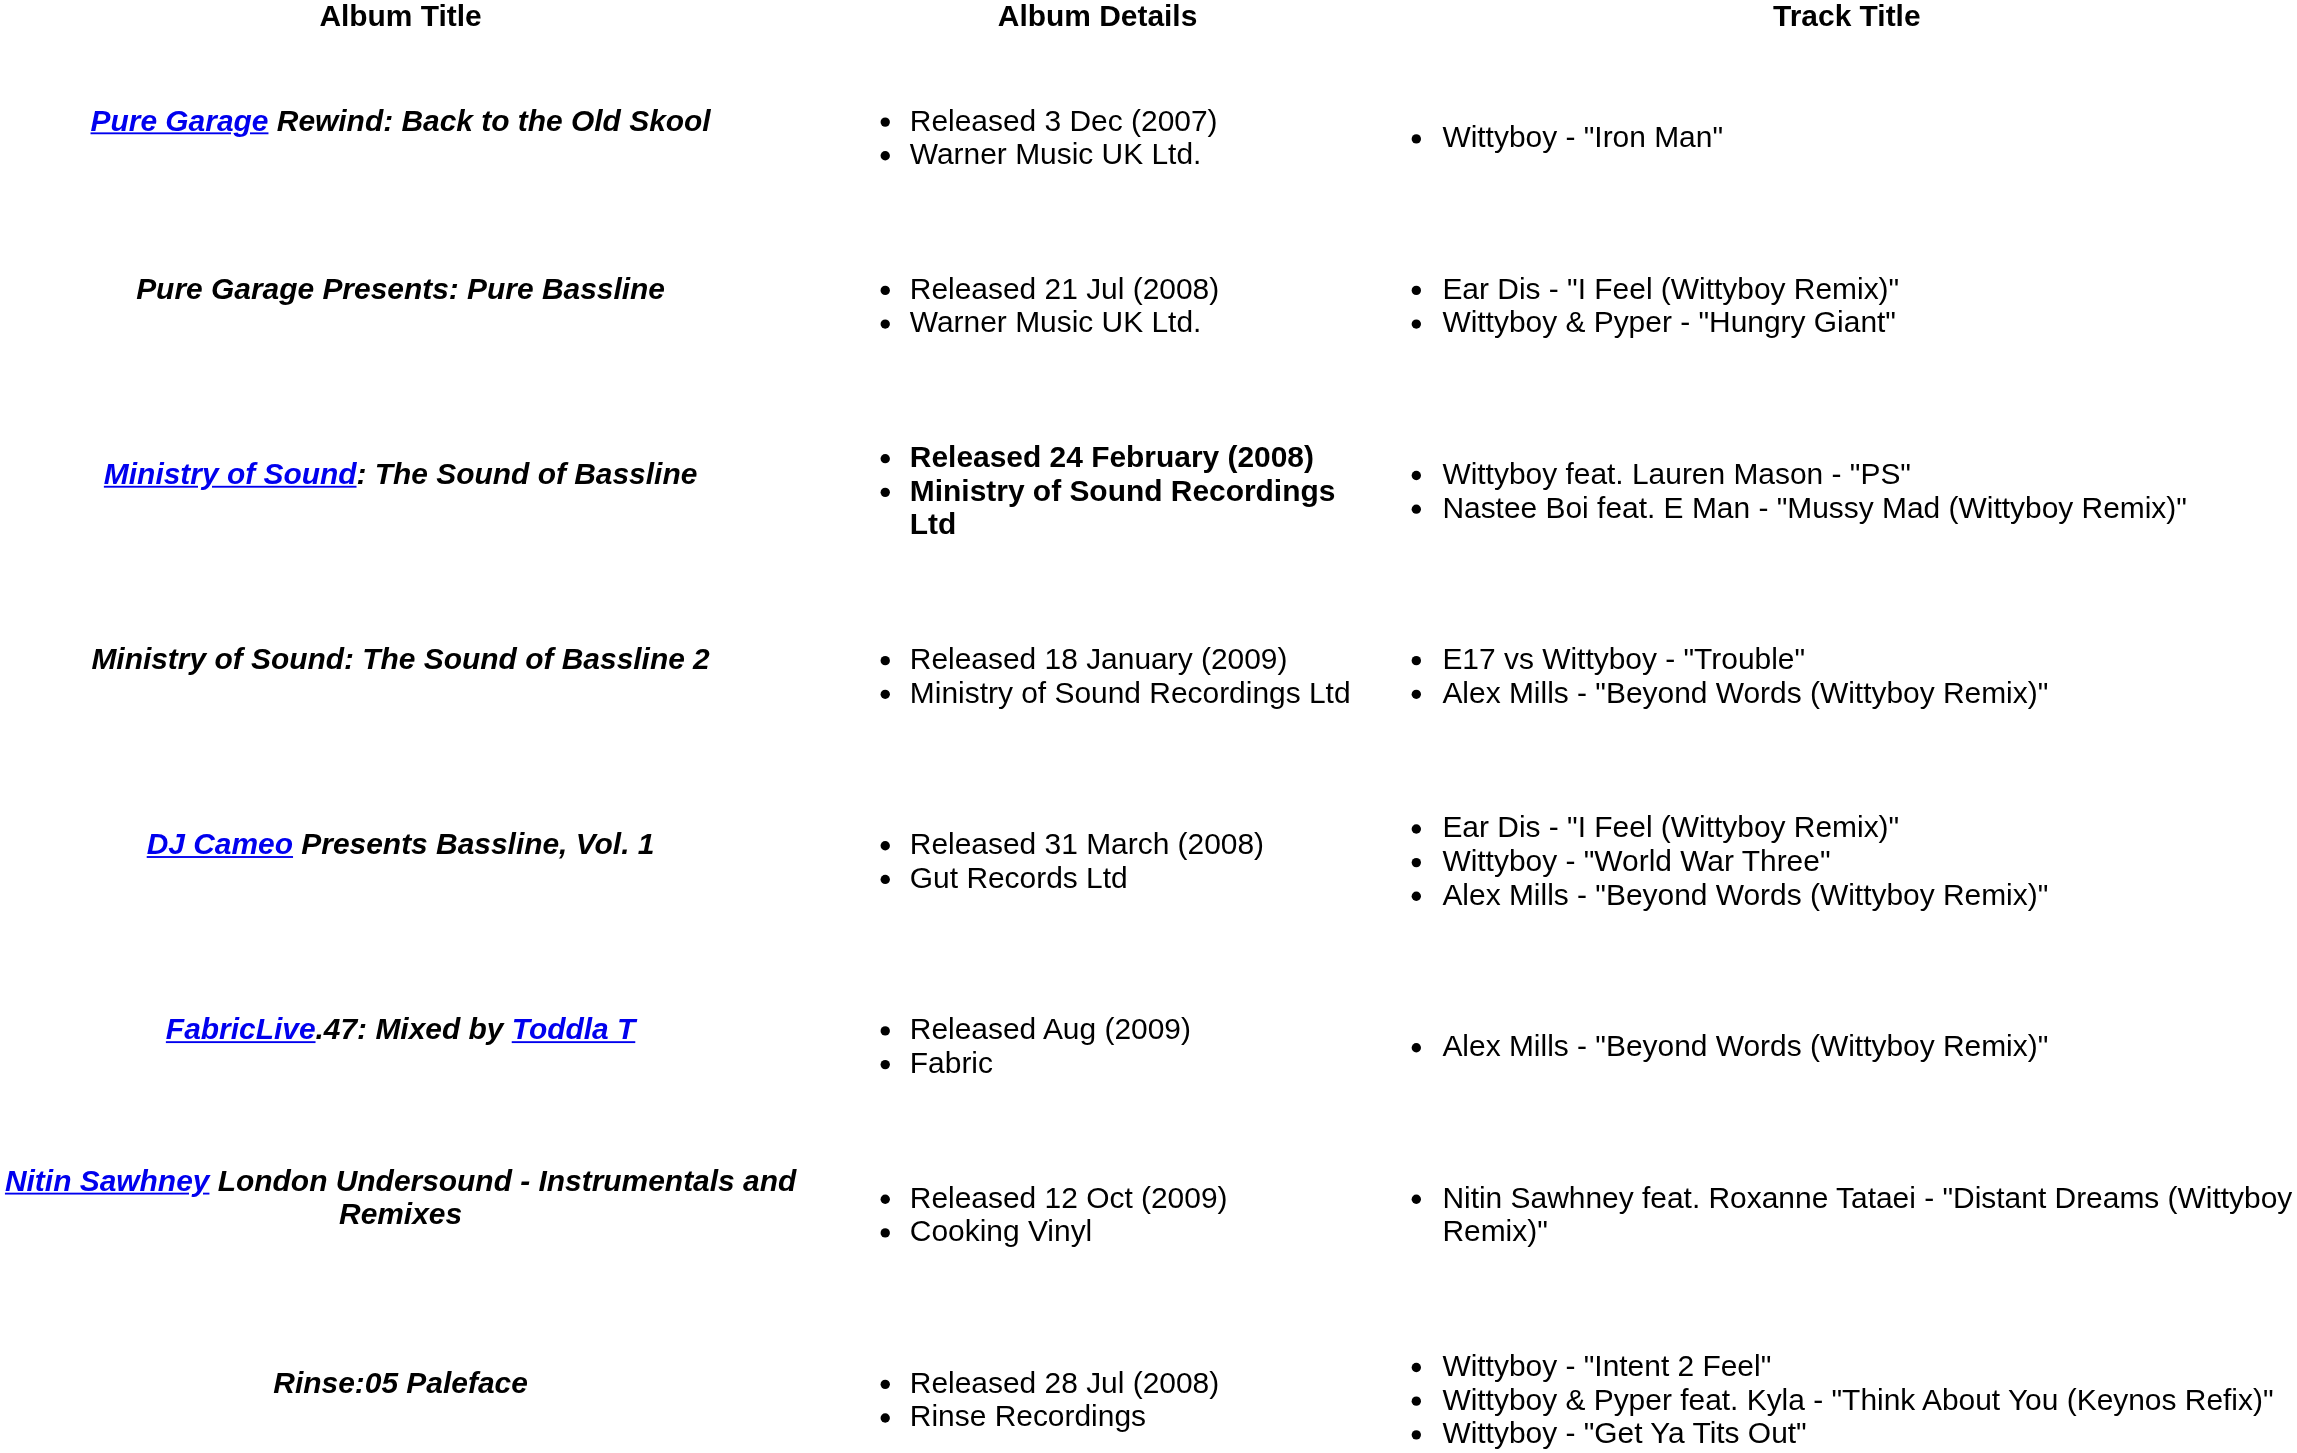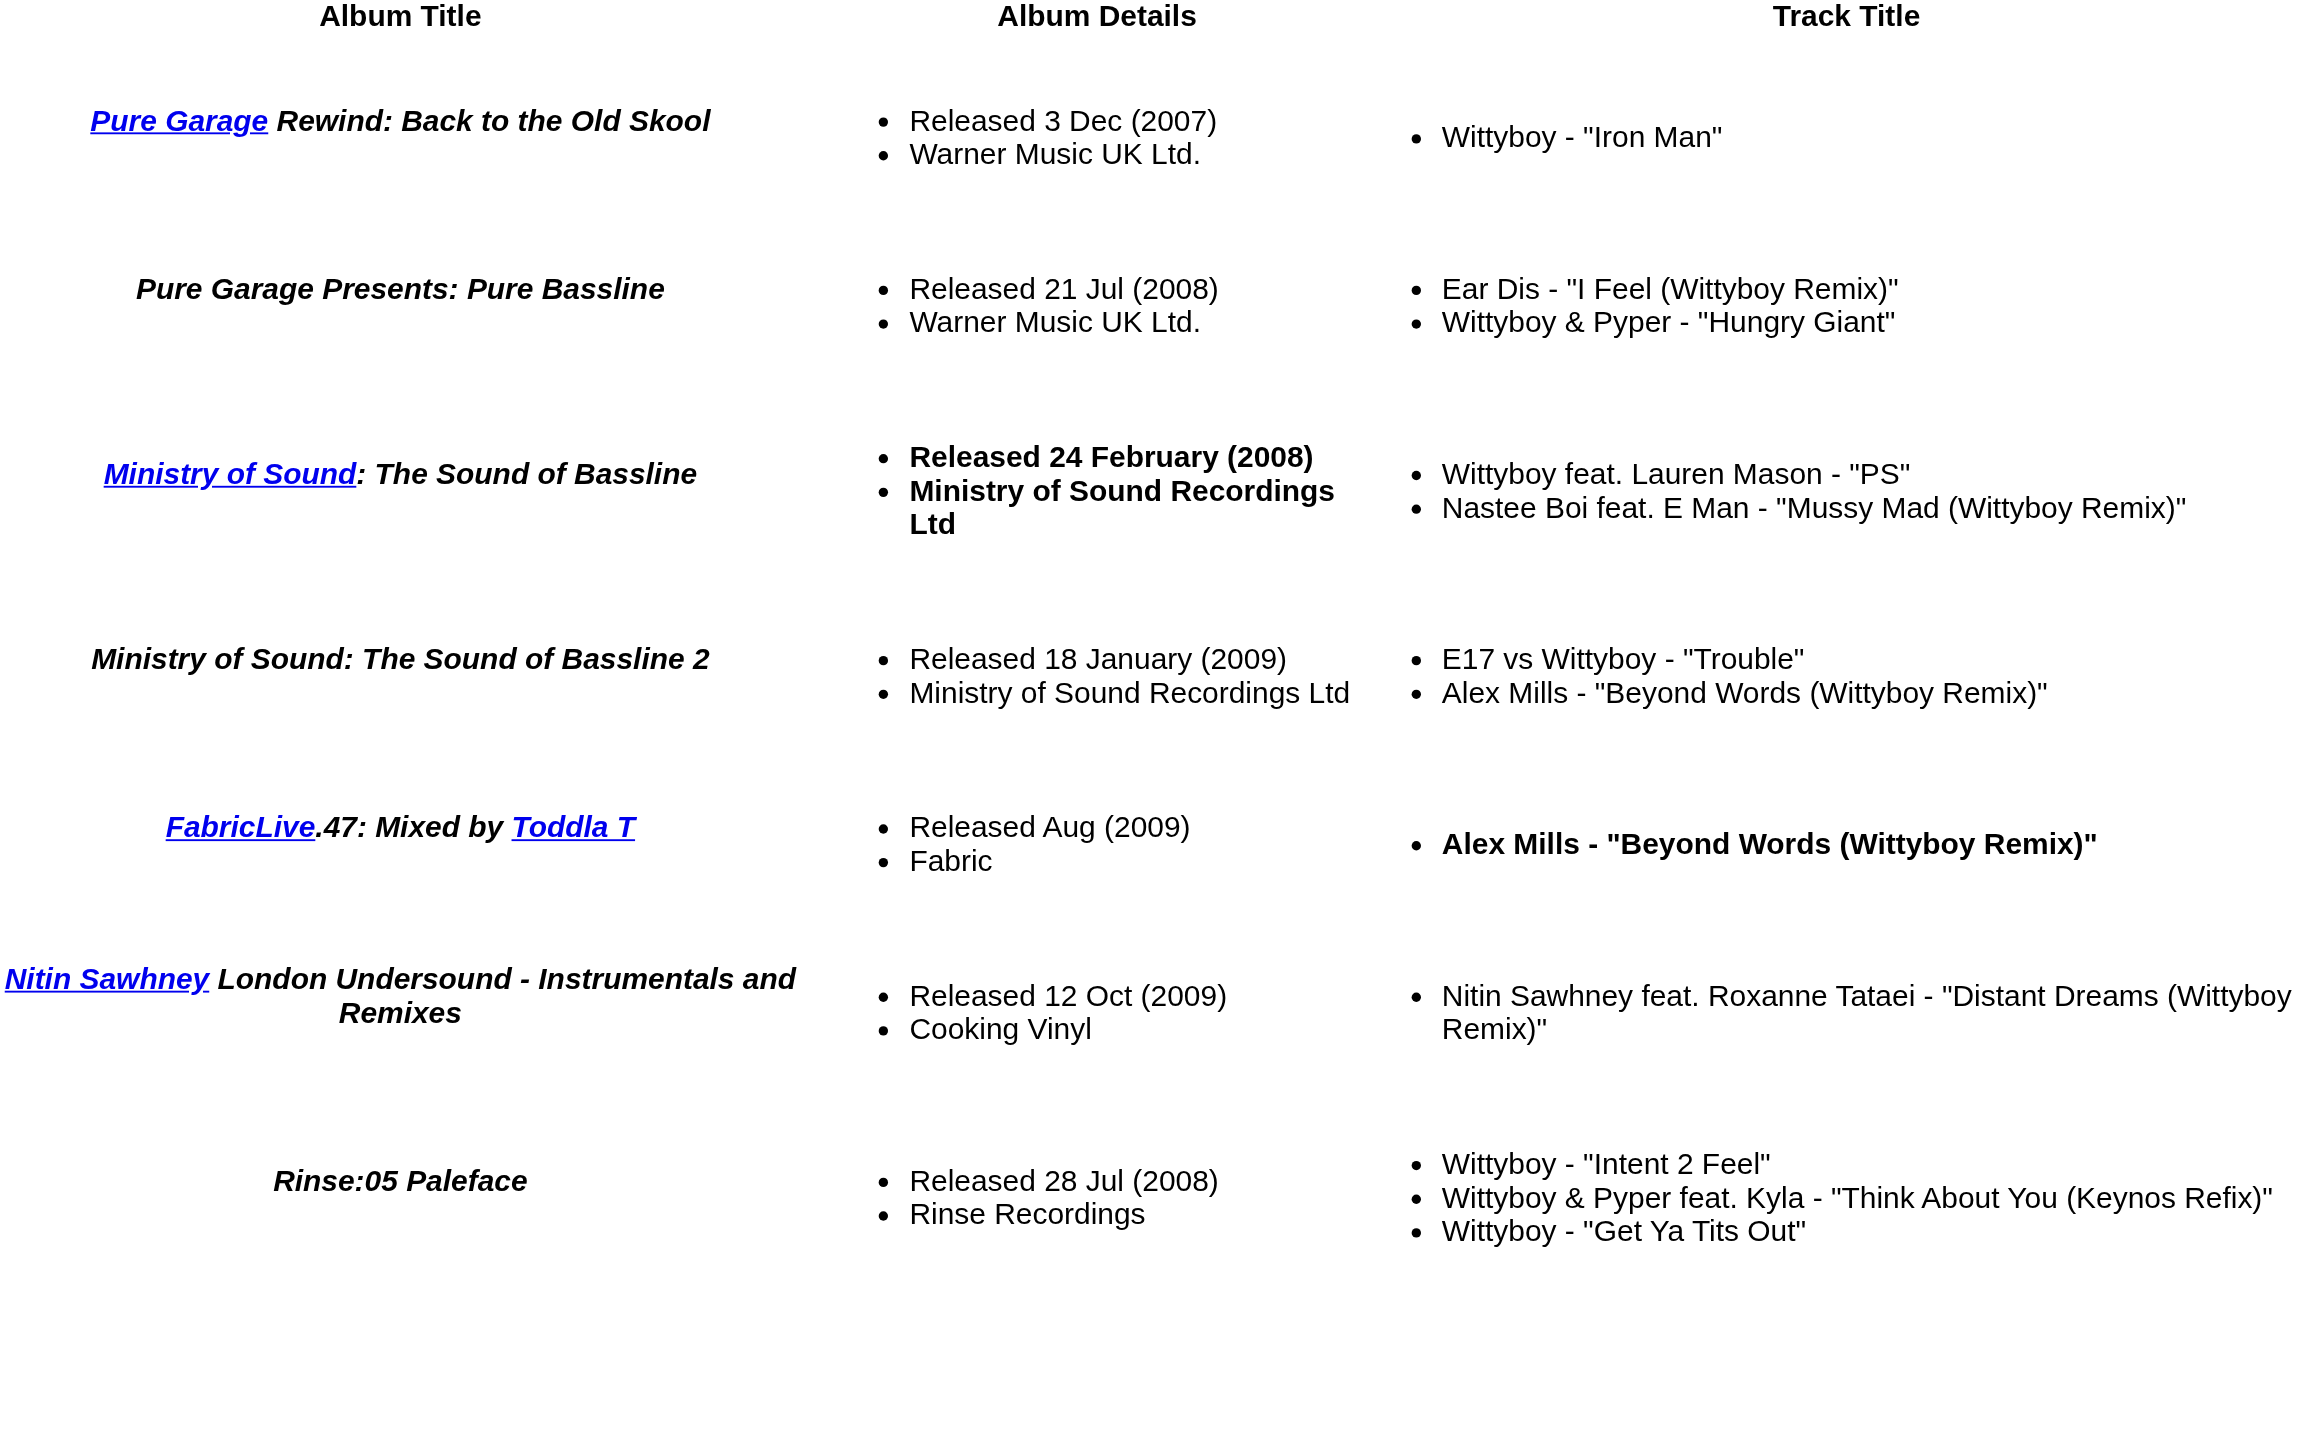- row: (401, 844)
(1847, 1047) normal -> (1847, 845) bold
